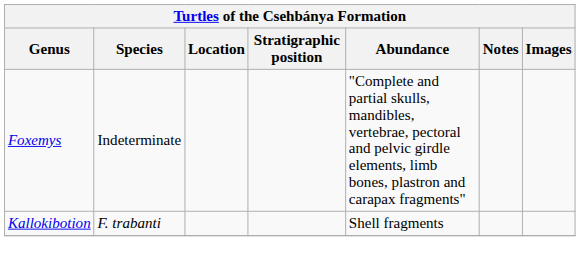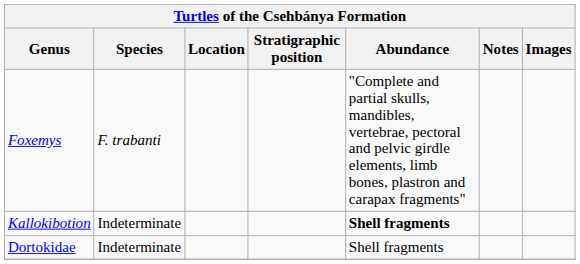(139, 140) Indeterminate -> (129, 140) F. trabanti
(129, 223) F. trabanti -> (139, 223) Indeterminate
(396, 223) normal -> (399, 223) bold
+ row: (42, 247)
